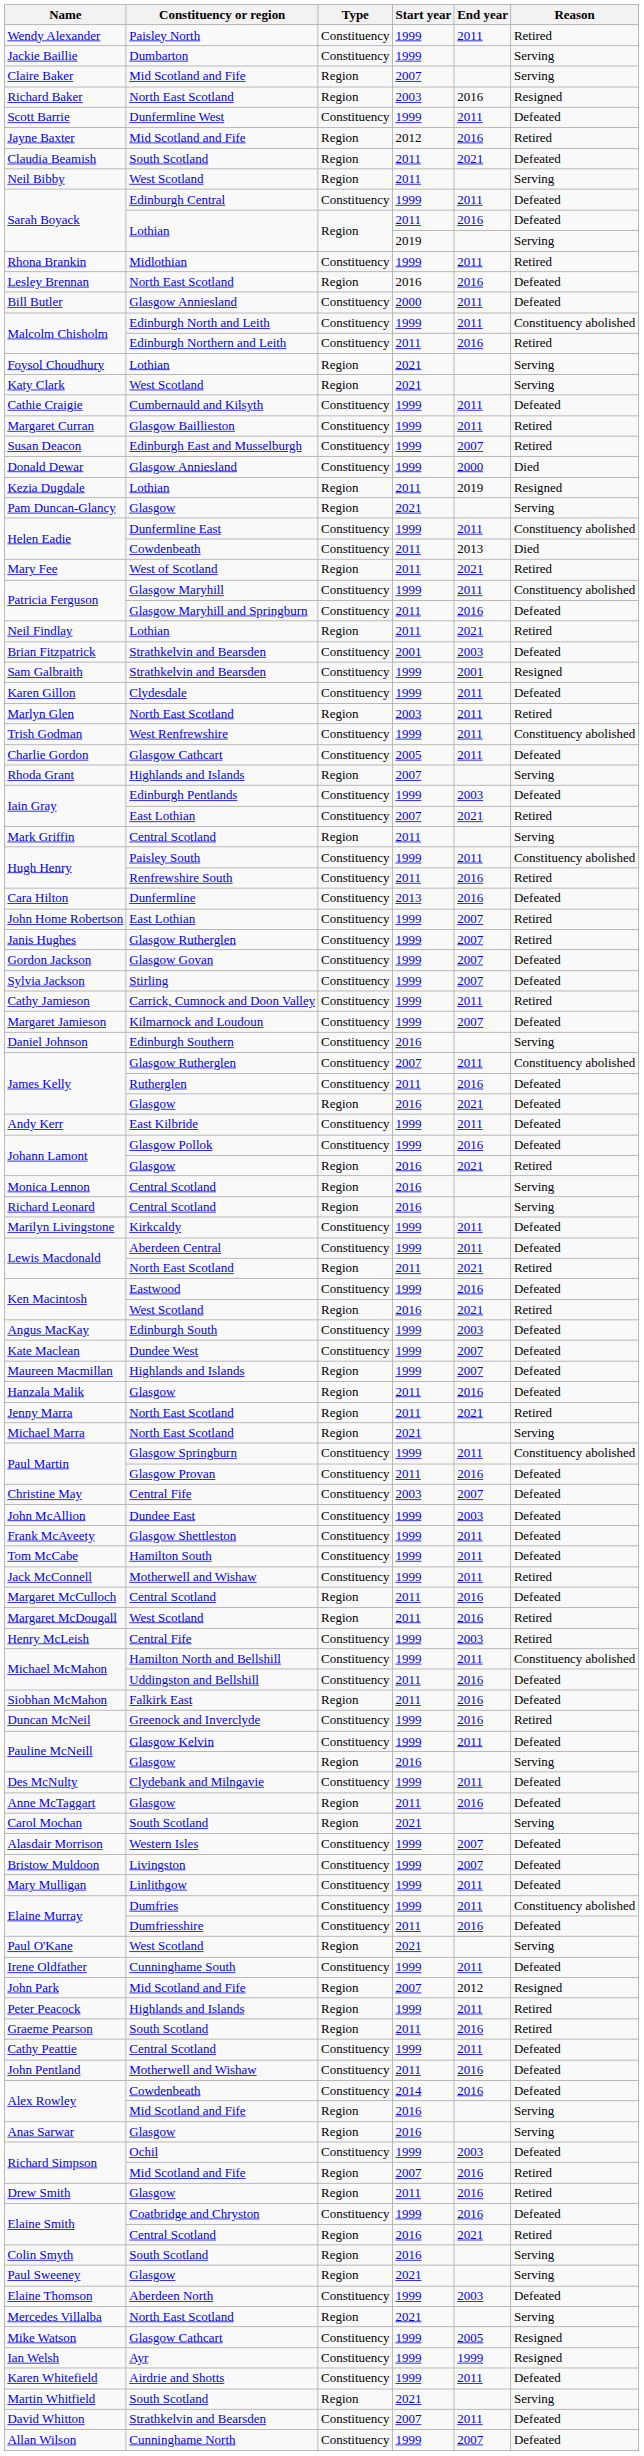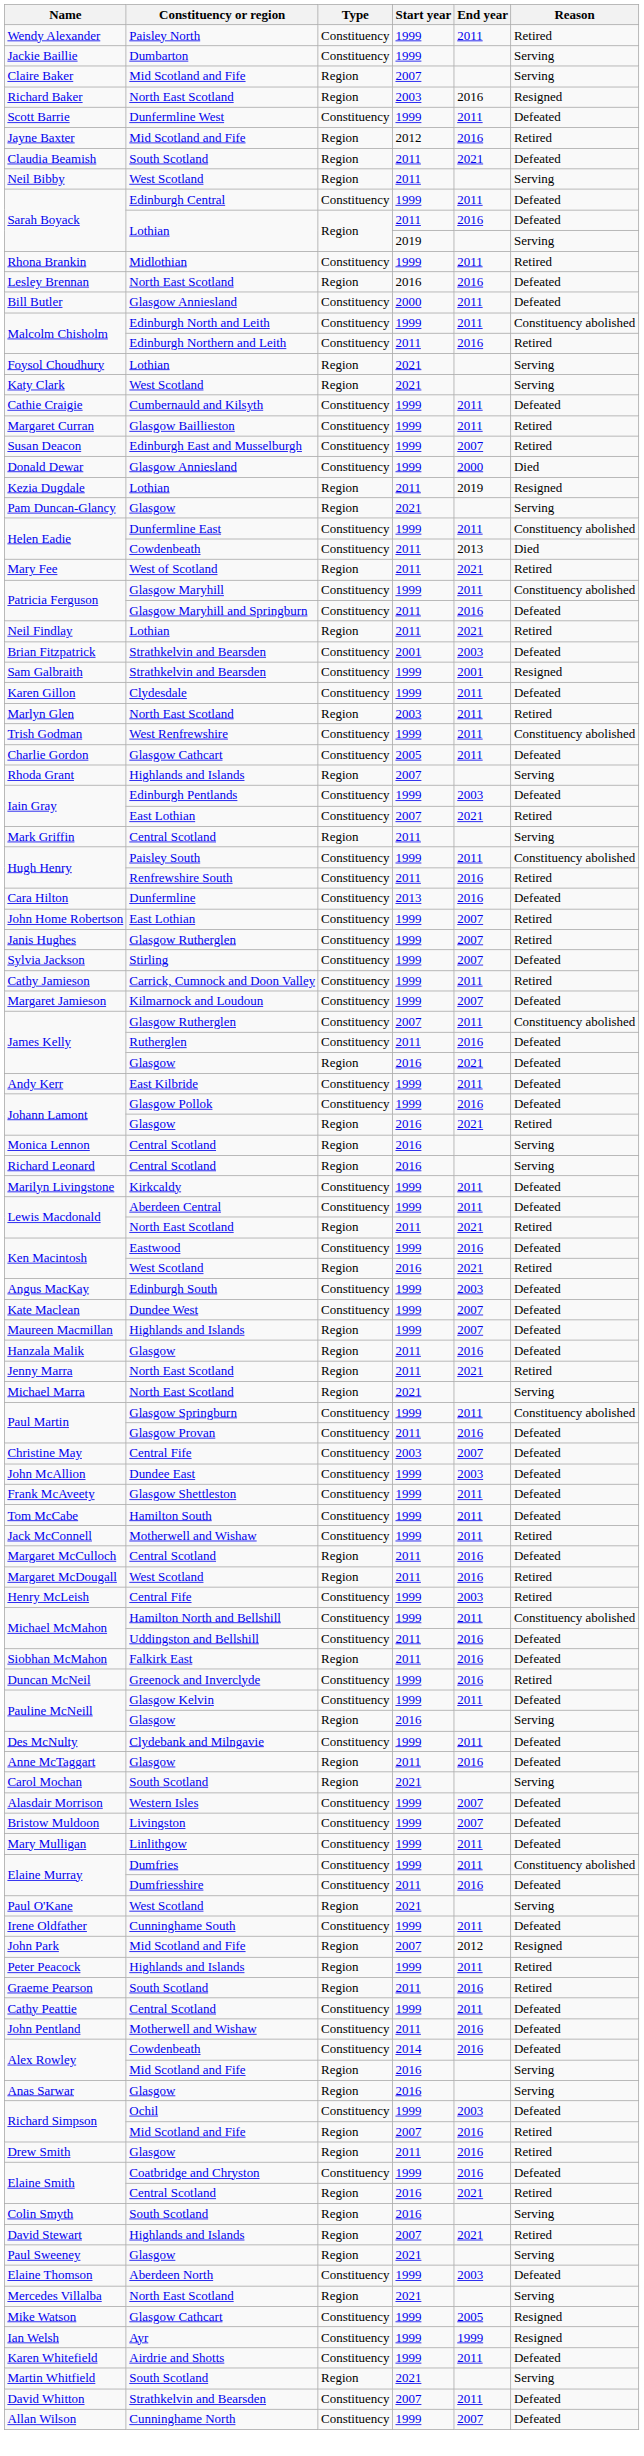- row: (49, 960)
- row: (48, 1042)
+ row: (45, 2234)
